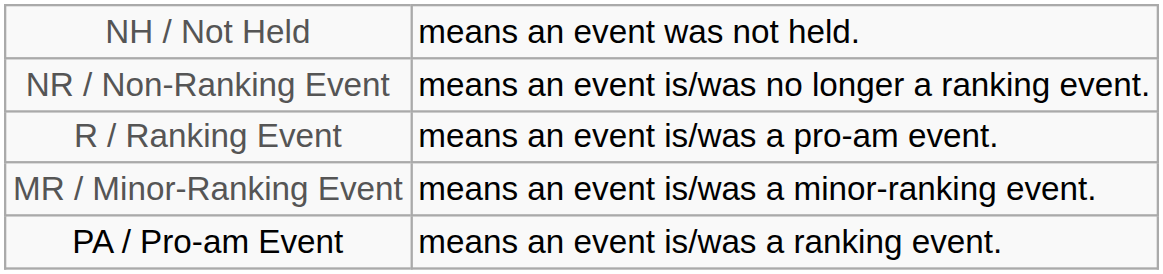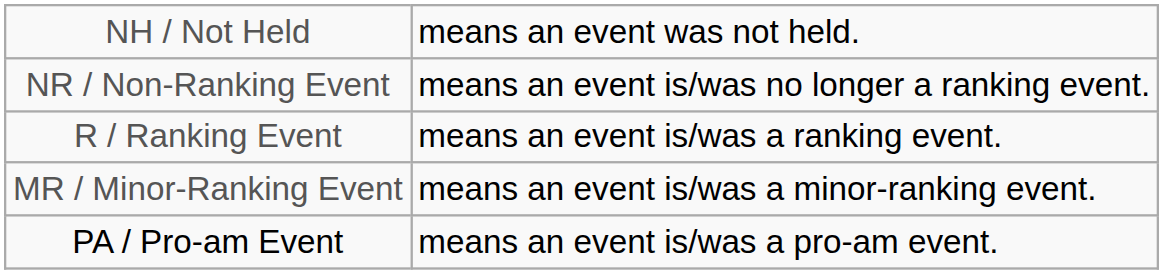(708, 137) means an event is/was a pro-am event. -> (710, 137) means an event is/was a ranking event.
(710, 242) means an event is/was a ranking event. -> (708, 242) means an event is/was a pro-am event.
